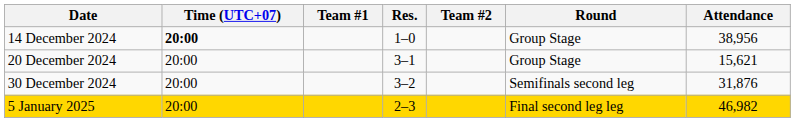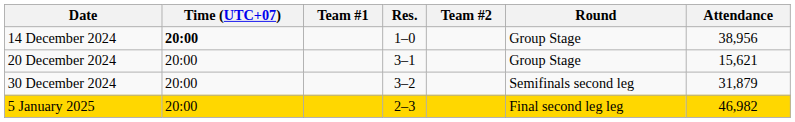(738, 83) 31,876 -> (738, 83) 31,879
